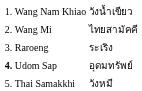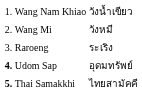(113, 30) ไทยสามัคคี -> (101, 30) วังหมี
(9, 83) normal -> (9, 83) bold
(101, 84) วังหมี -> (113, 84) ไทยสามัคคี
